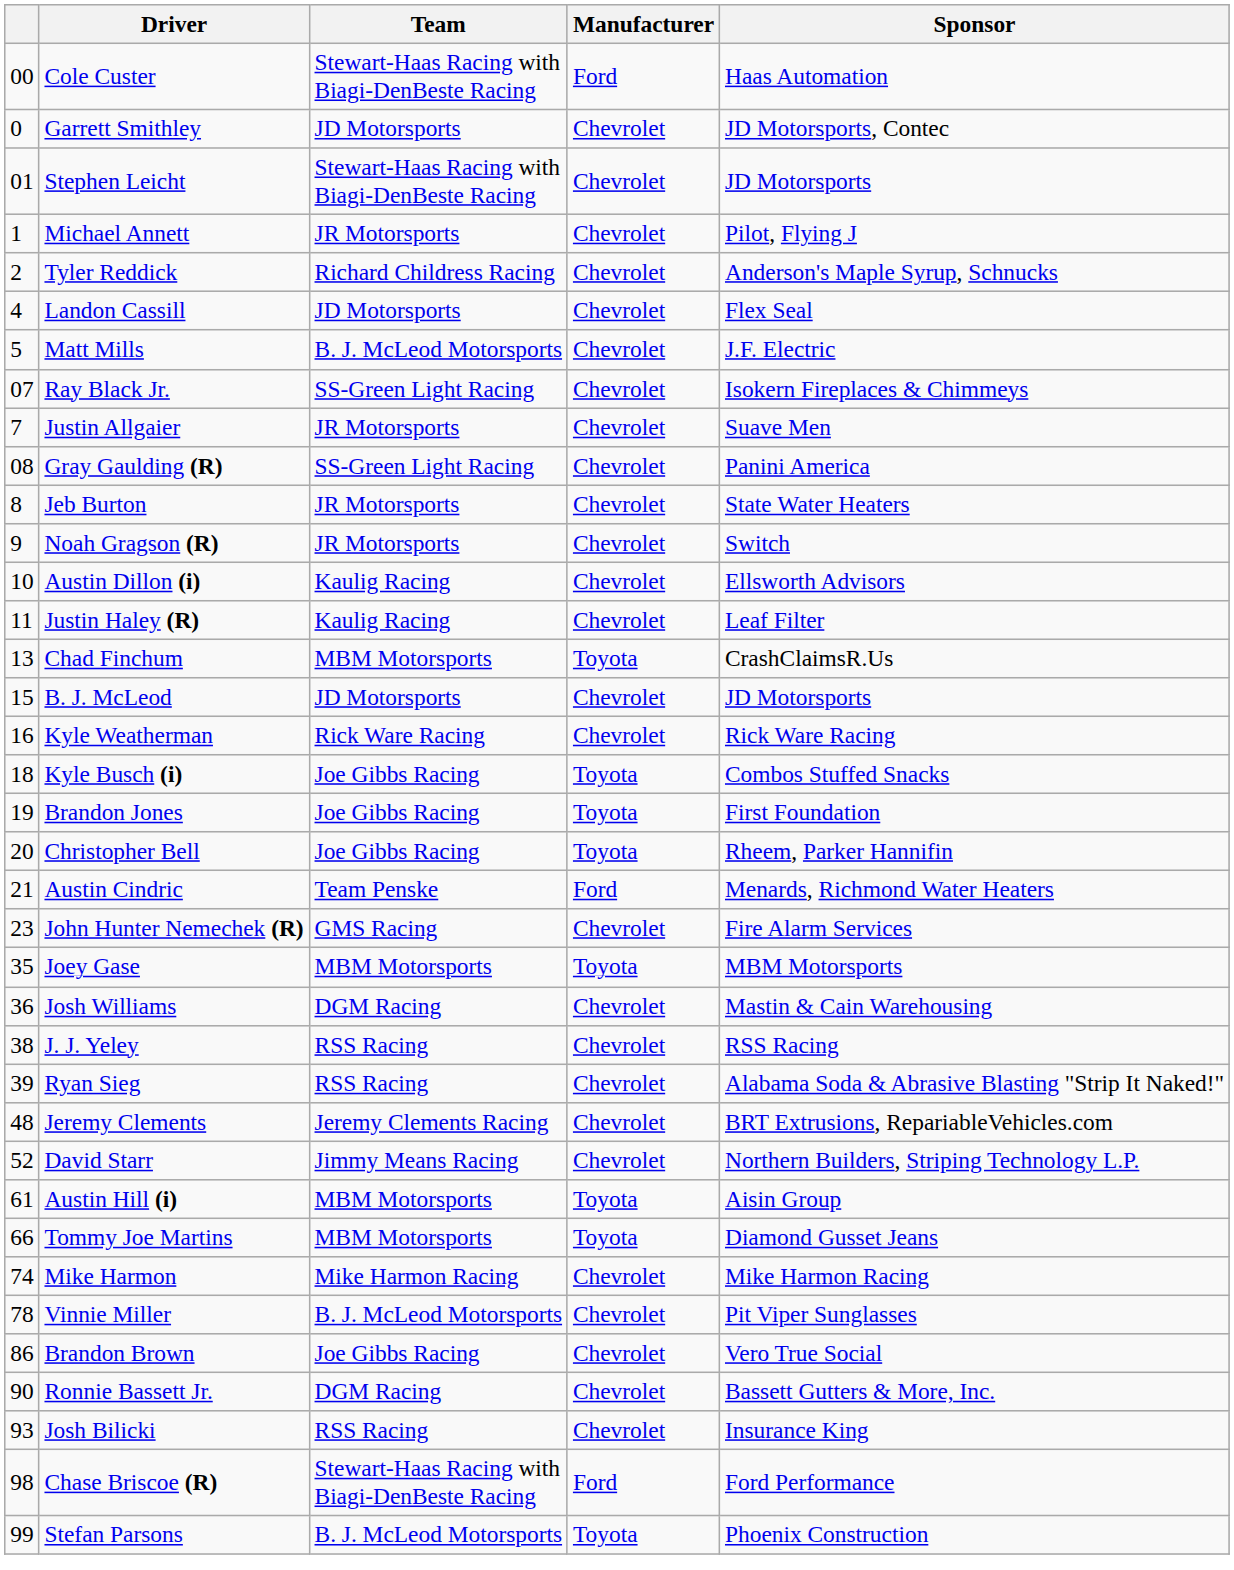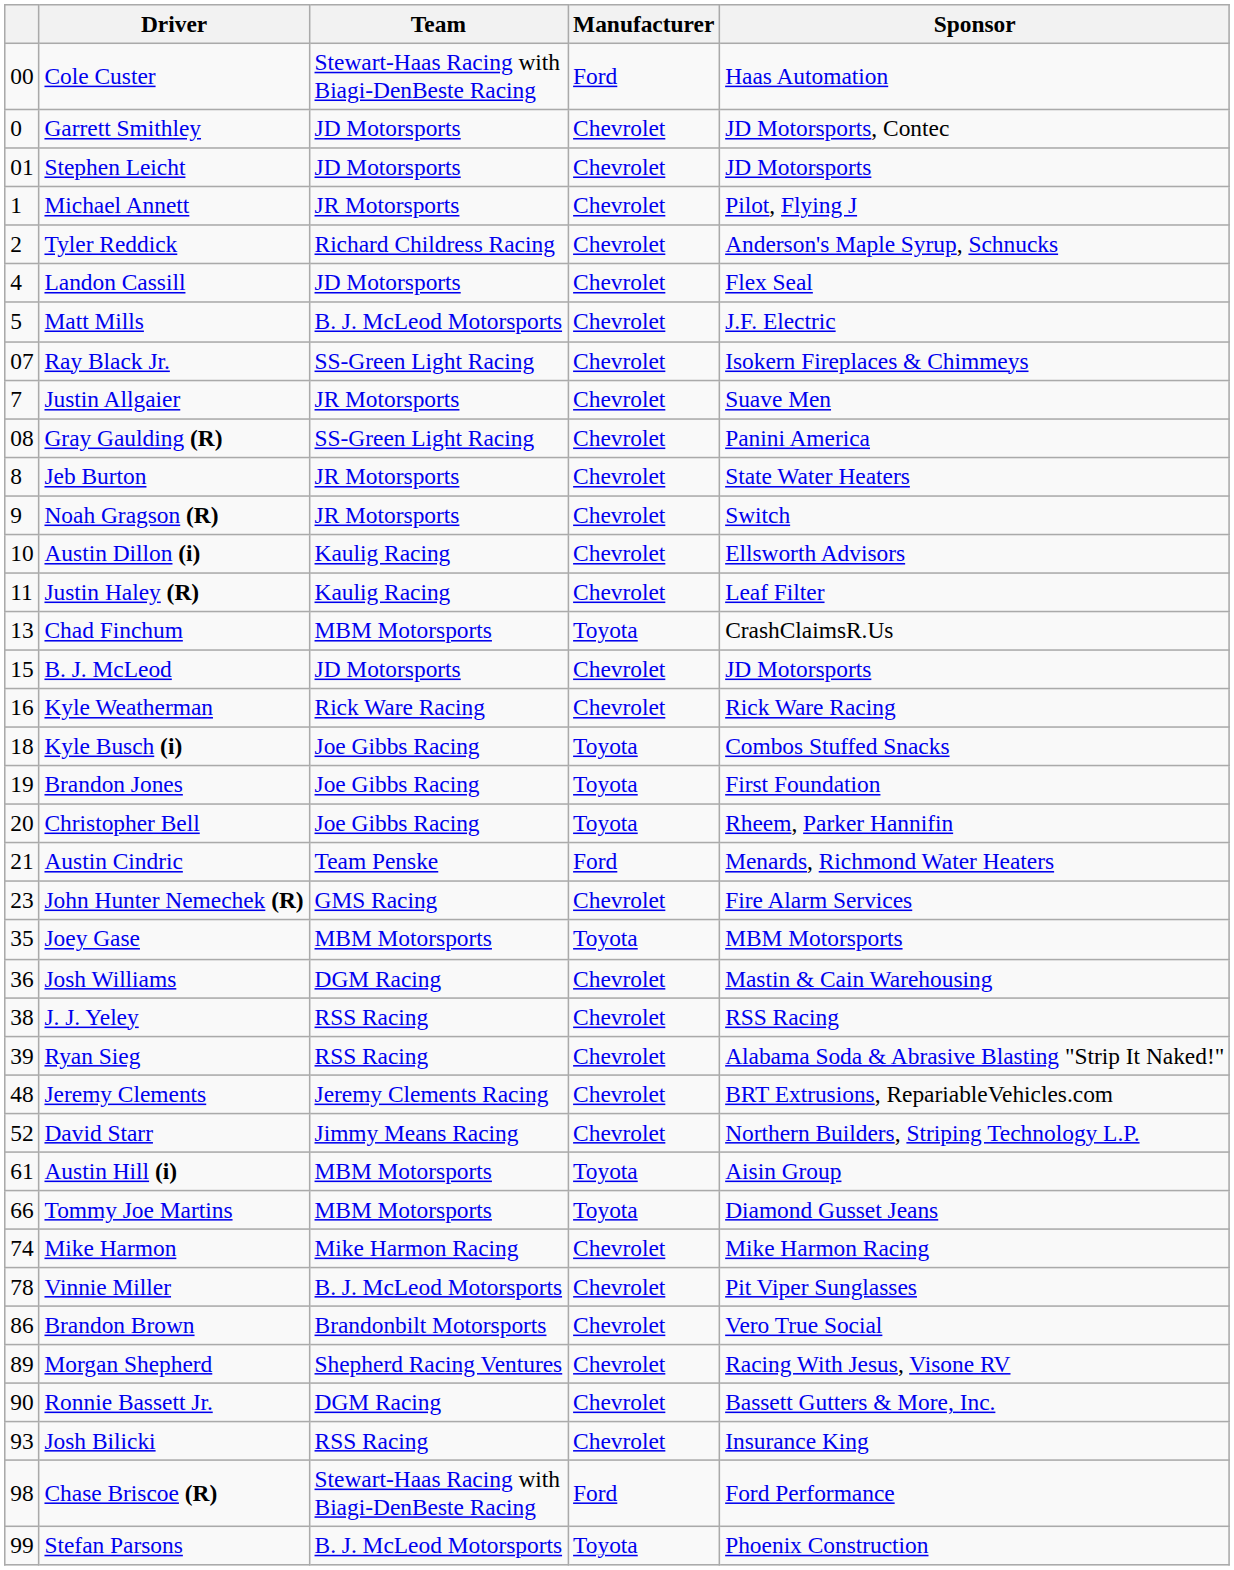(437, 181) Stewart-Haas Racing with Biagi-DenBeste Racing -> (388, 167) JD Motorsports
(397, 1353) Joe Gibbs Racing -> (430, 1325) Brandonbilt Motorsports
+ row: (128, 1363)
